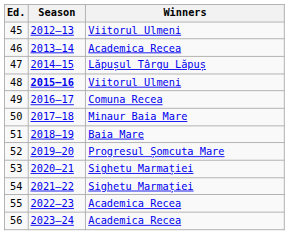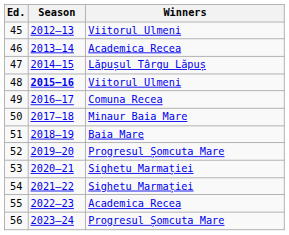(135, 220) Academica Recea -> (156, 220) Progresul Șomcuta Mare
